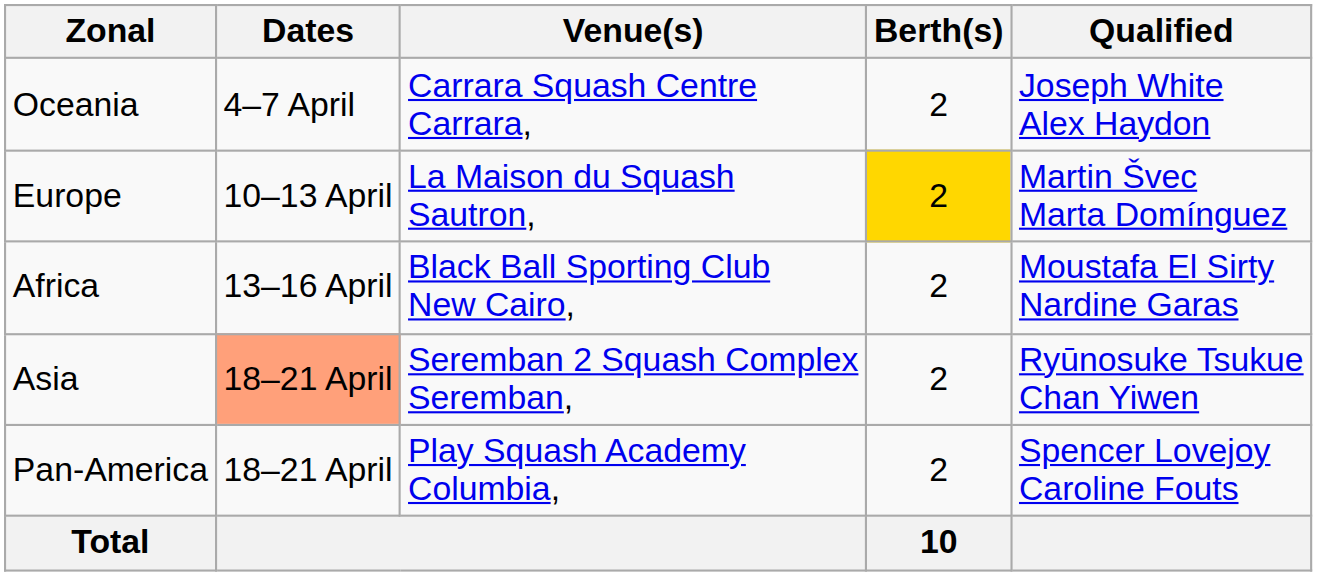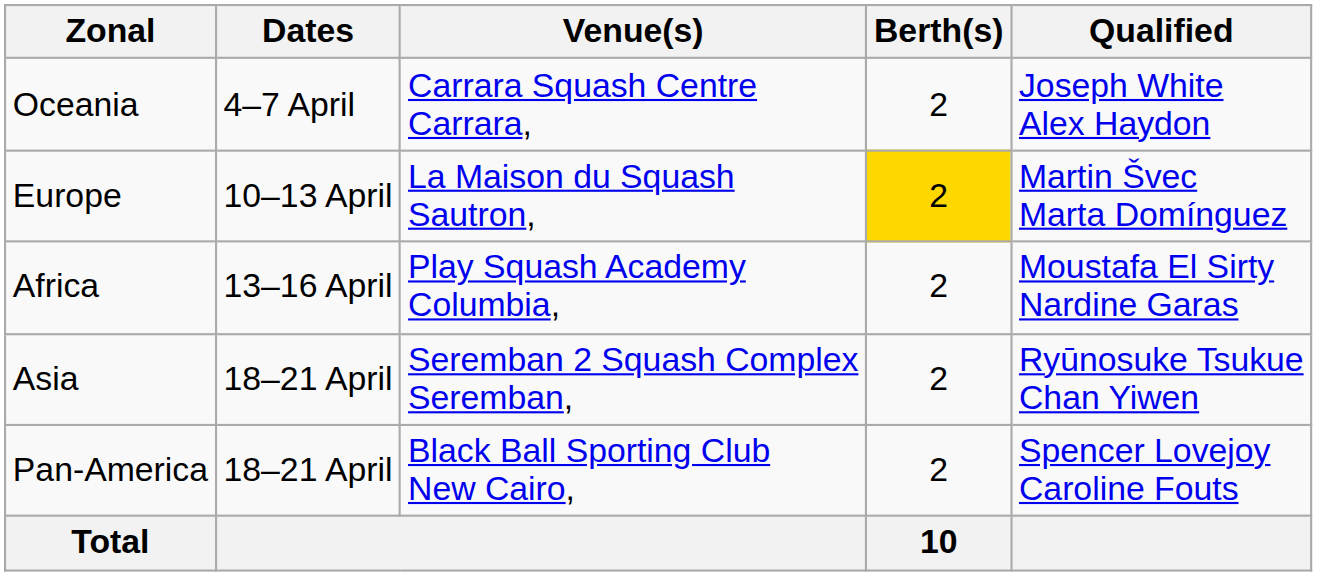(589, 286) Black Ball Sporting Club New Cairo, -> (577, 286) Play Squash Academy Columbia,
(308, 378) lightsalmon background -> (308, 378) no background
(577, 469) Play Squash Academy Columbia, -> (589, 469) Black Ball Sporting Club New Cairo,
